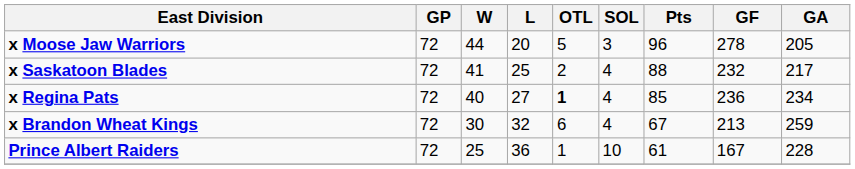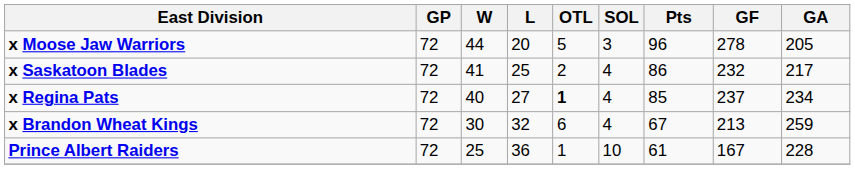(658, 71) 88 -> (658, 71) 86
(731, 97) 236 -> (731, 97) 237
